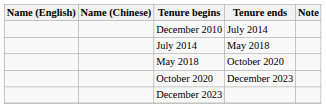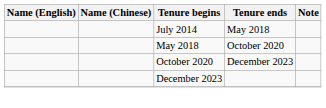- row: (189, 29)
